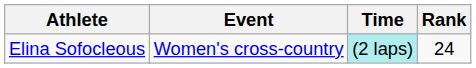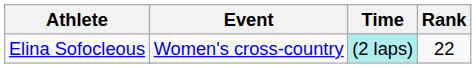(444, 48) 24 -> (444, 48) 22
